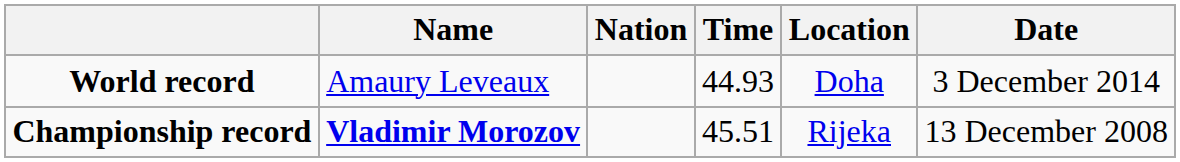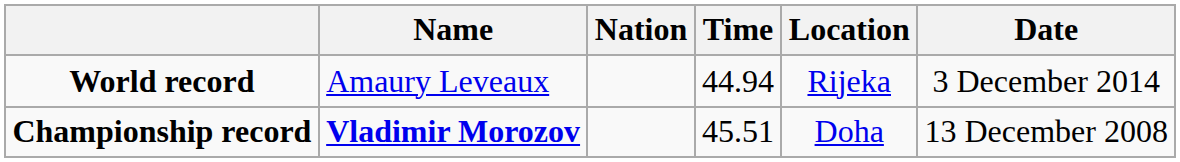(738, 80) 44.93 -> (738, 80) 44.94
(849, 80) Doha -> (849, 80) Rijeka
(849, 131) Rijeka -> (849, 131) Doha
